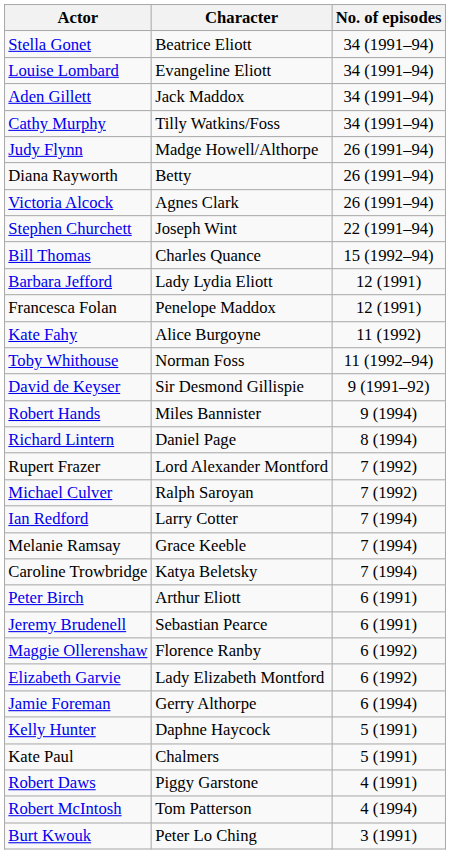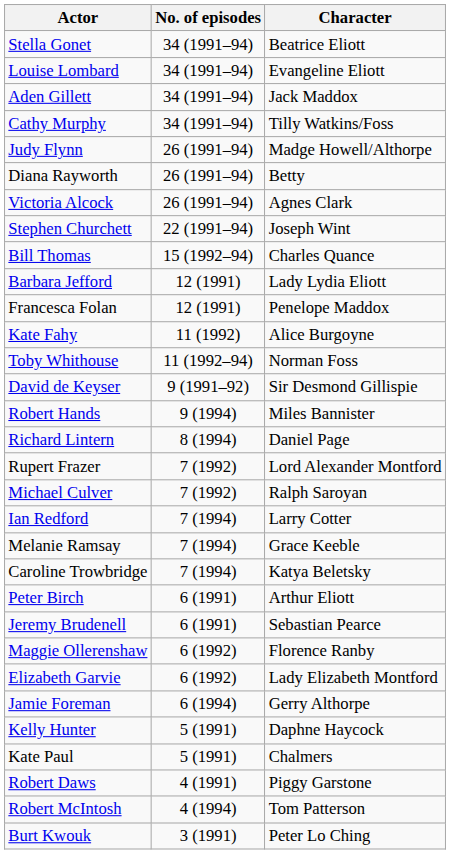columns swapped: (242, 17) <-> (389, 17)
